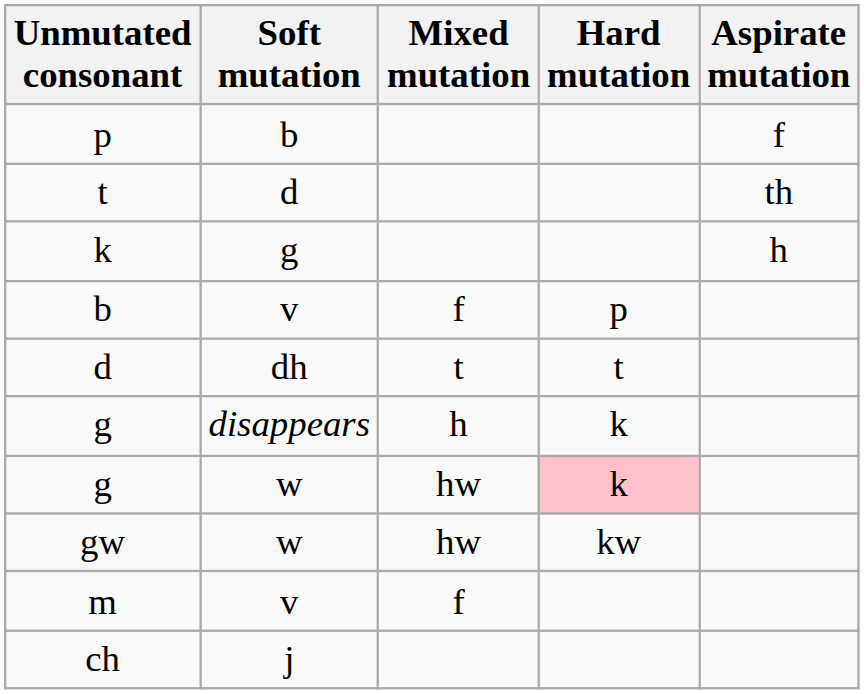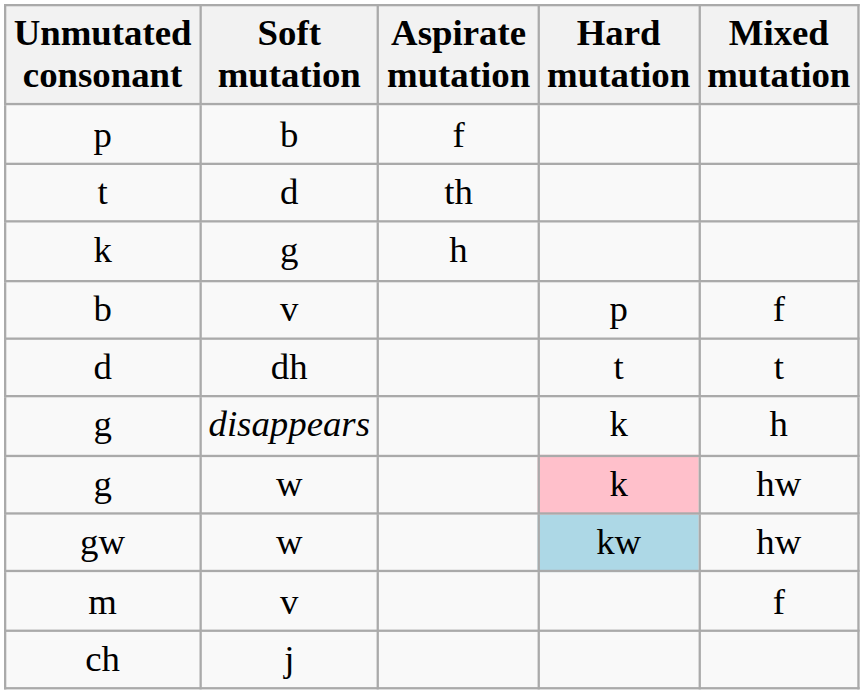columns swapped: (779, 54) <-> (459, 54)
(619, 541) no background -> (619, 541) lightblue background
